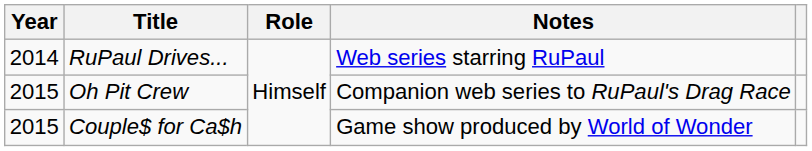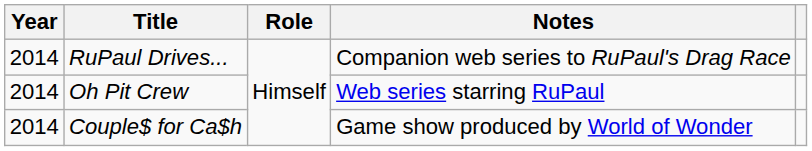(470, 57) Web series starring RuPaul -> (563, 57) Companion web series to RuPaul's Drag Race
(34, 92) 2015 -> (34, 92) 2014
(563, 92) Companion web series to RuPaul's Drag Race -> (470, 92) Web series starring RuPaul
(34, 127) 2015 -> (34, 127) 2014
